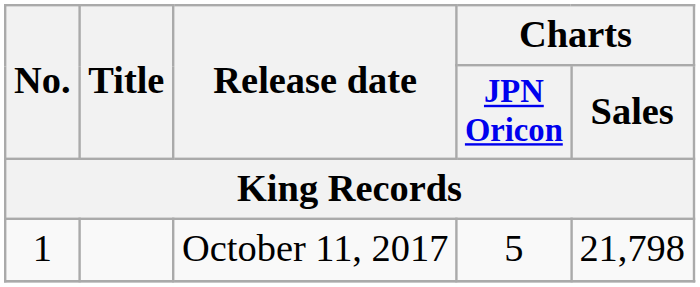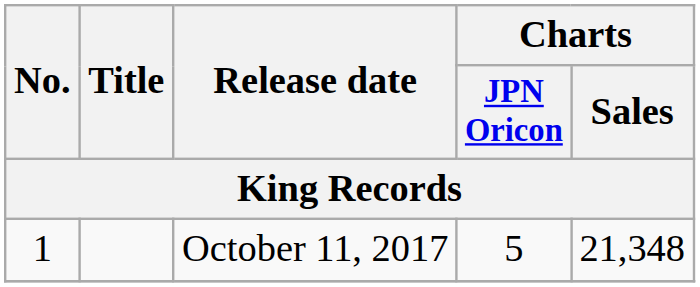(632, 249) 21,798 -> (632, 249) 21,348
